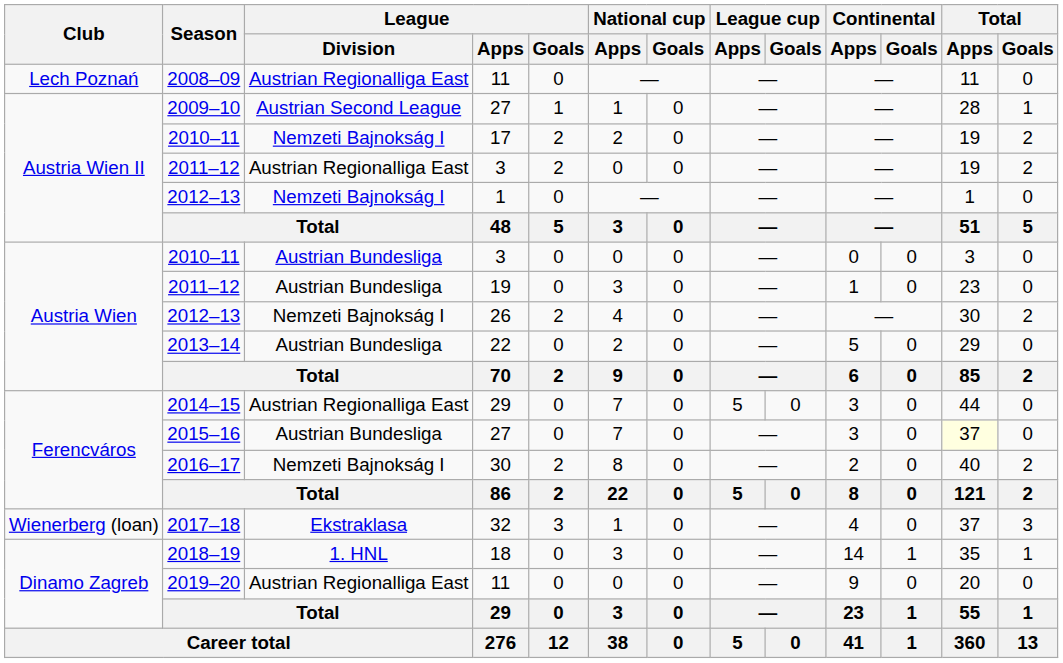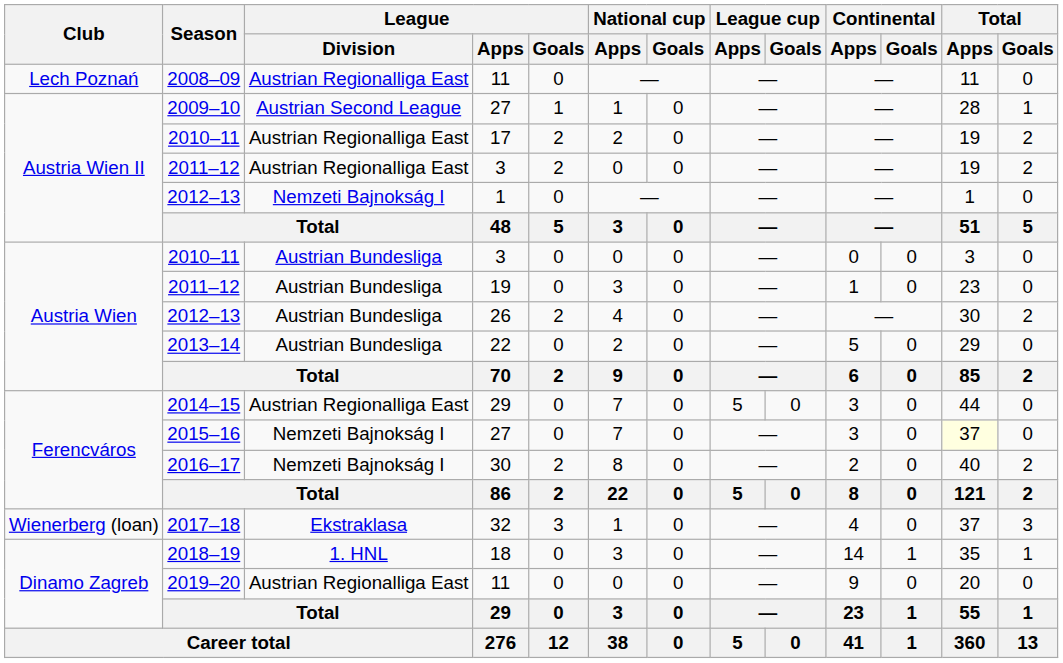(359, 138) Nemzeti Bajnokság I -> (359, 138) Austrian Regionalliga East
(359, 316) Nemzeti Bajnokság I -> (359, 316) Austrian Bundesliga
(359, 434) Austrian Bundesliga -> (359, 434) Nemzeti Bajnokság I
